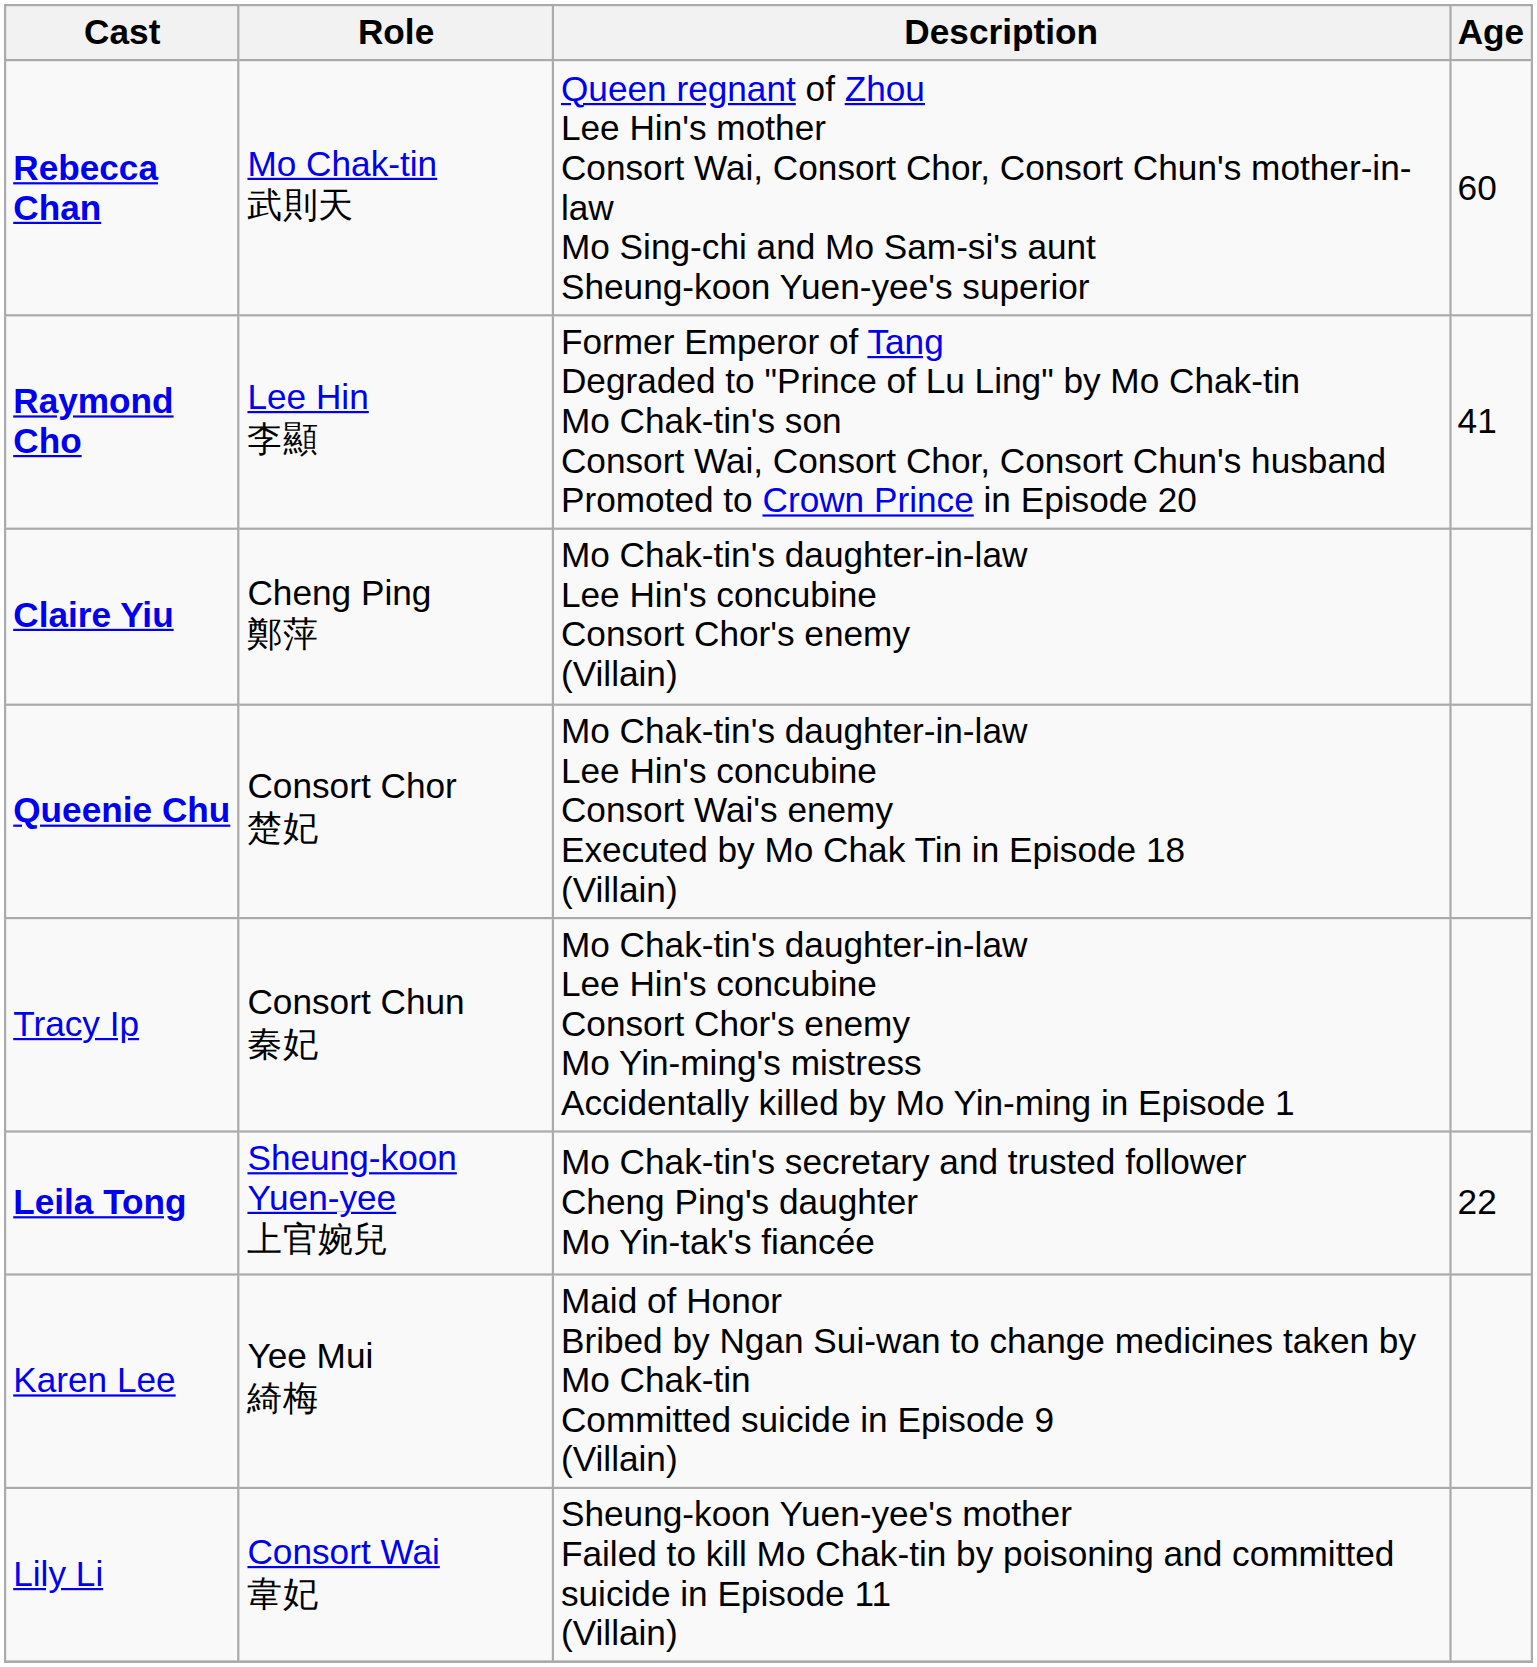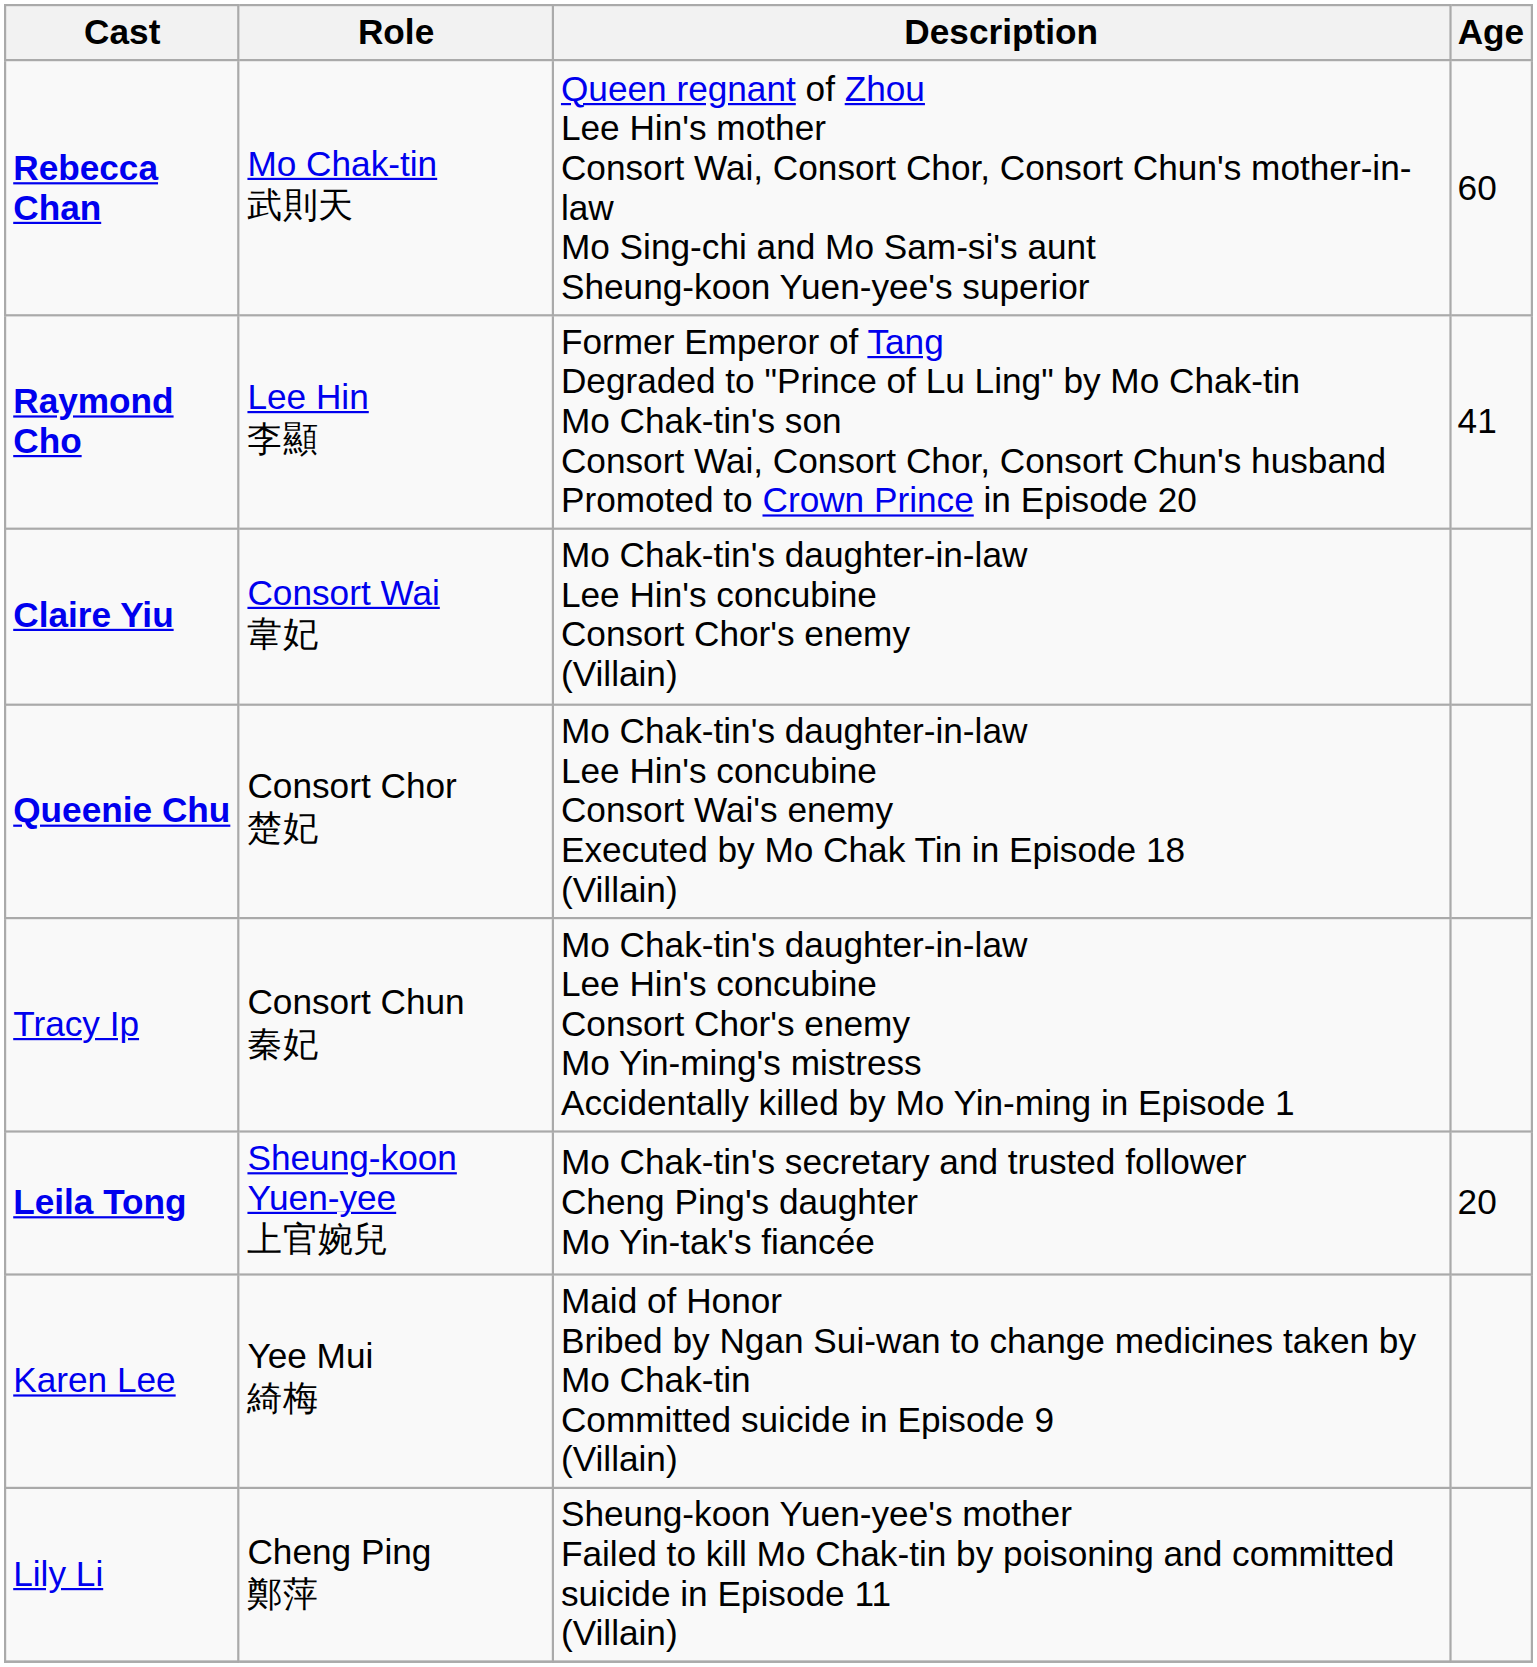(339, 613) Cheng Ping 鄭萍 -> (344, 613) Consort Wai 韋妃
(1477, 1202) 22 -> (1477, 1202) 20
(344, 1572) Consort Wai 韋妃 -> (339, 1572) Cheng Ping 鄭萍
